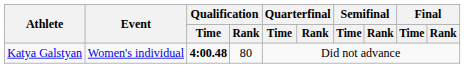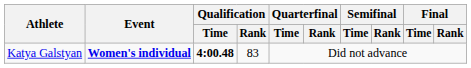(136, 53) normal -> (139, 53) bold
(246, 53) 80 -> (253, 53) 83
